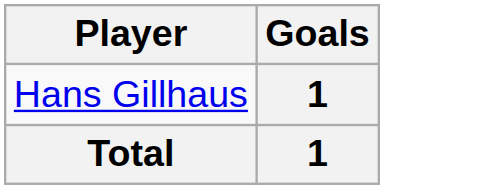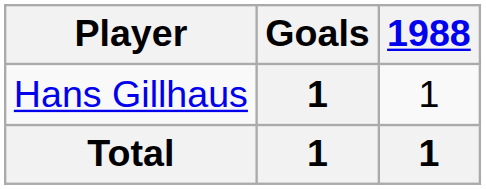+ column: (429, 34)
